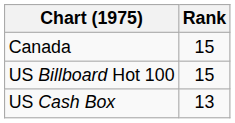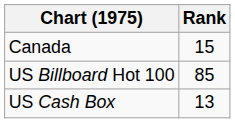(204, 74) 15 -> (204, 74) 85
